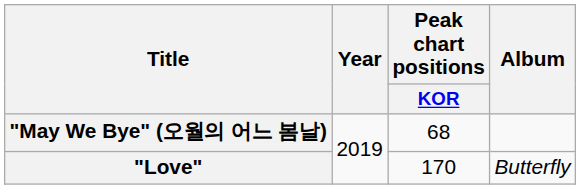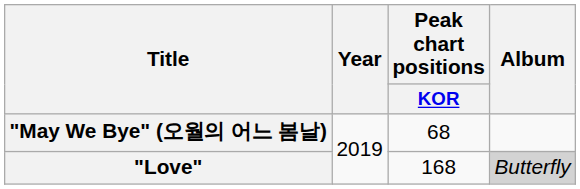(439, 167) 170 -> (439, 167) 168
(533, 167) no background -> (533, 167) lightgrey background
